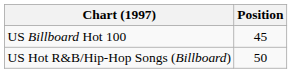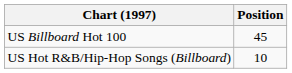(260, 57) 50 -> (260, 57) 10
